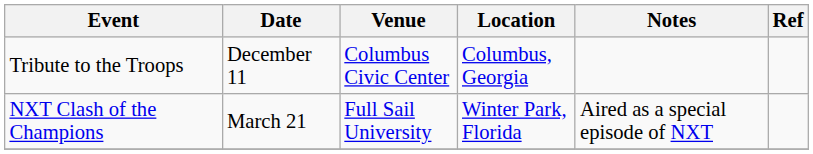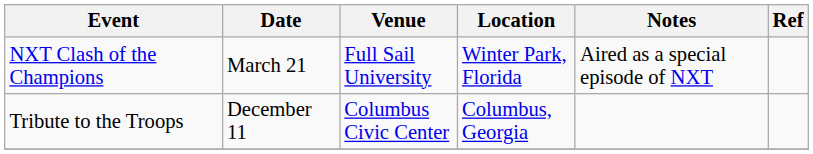rows swapped: (83, 121) <-> (96, 65)
